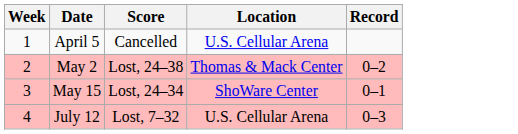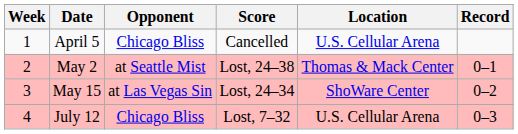+ column: (160, 16)
(374, 66) 0–2 -> (485, 66) 0–1
(374, 91) 0–1 -> (485, 91) 0–2
